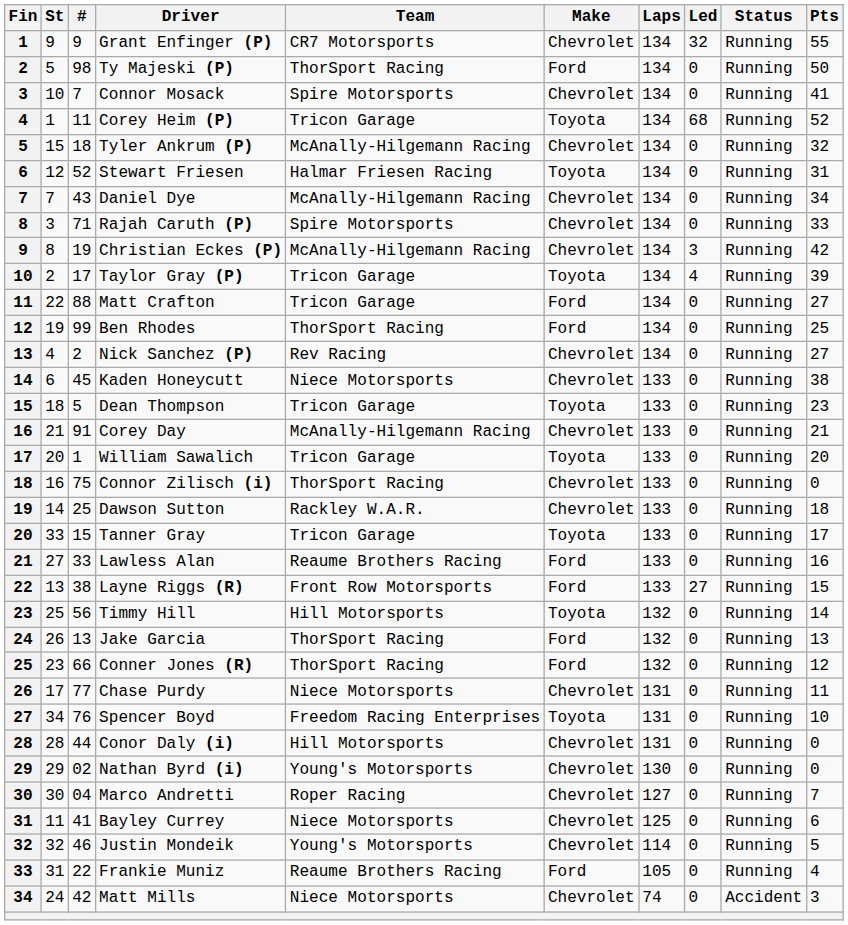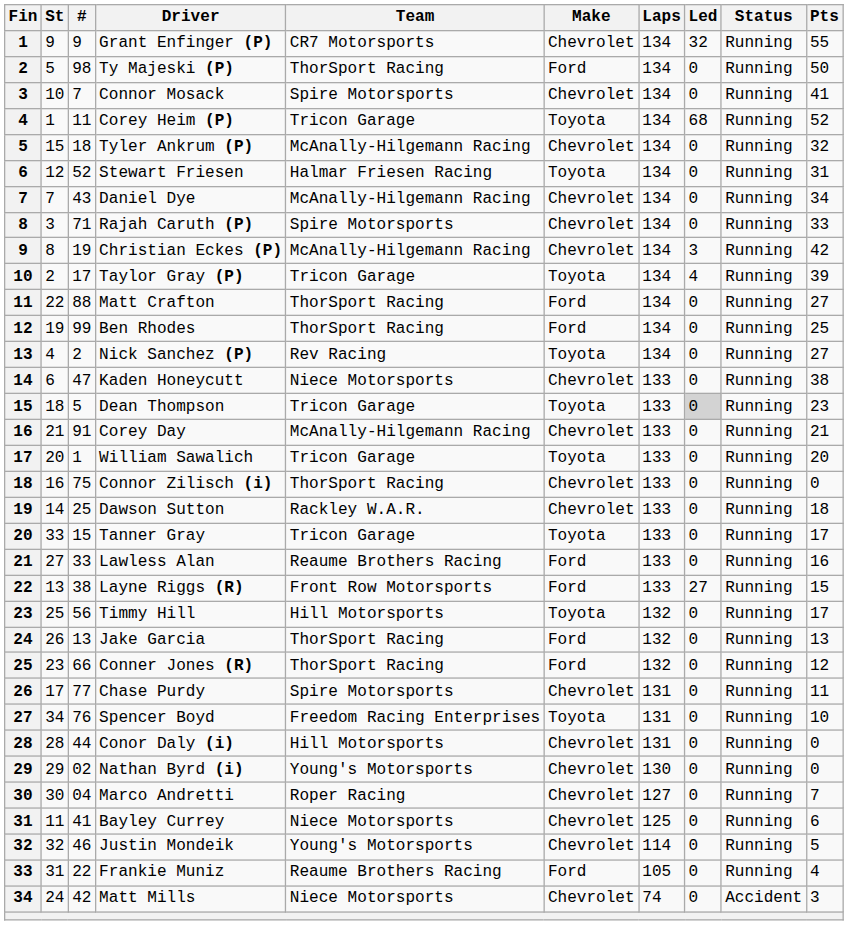(352, 303) Tricon Garage -> (367, 303) ThorSport Racing
(591, 355) Chevrolet -> (577, 355) Toyota
(82, 381) 45 -> (82, 381) 47
(693, 407) no background -> (693, 407) lightgrey background
(820, 614) 14 -> (820, 614) 17
(372, 692) Niece Motorsports -> (372, 692) Spire Motorsports
